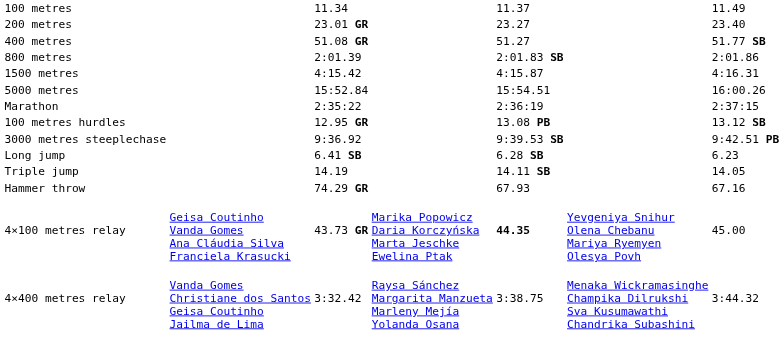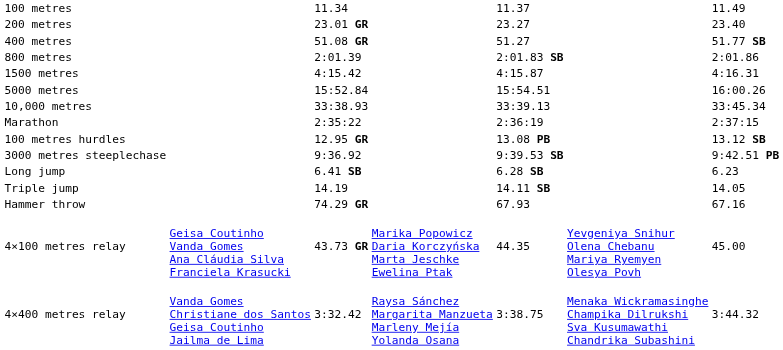+ row: (48, 106)
(513, 230) bold -> (513, 246) normal
